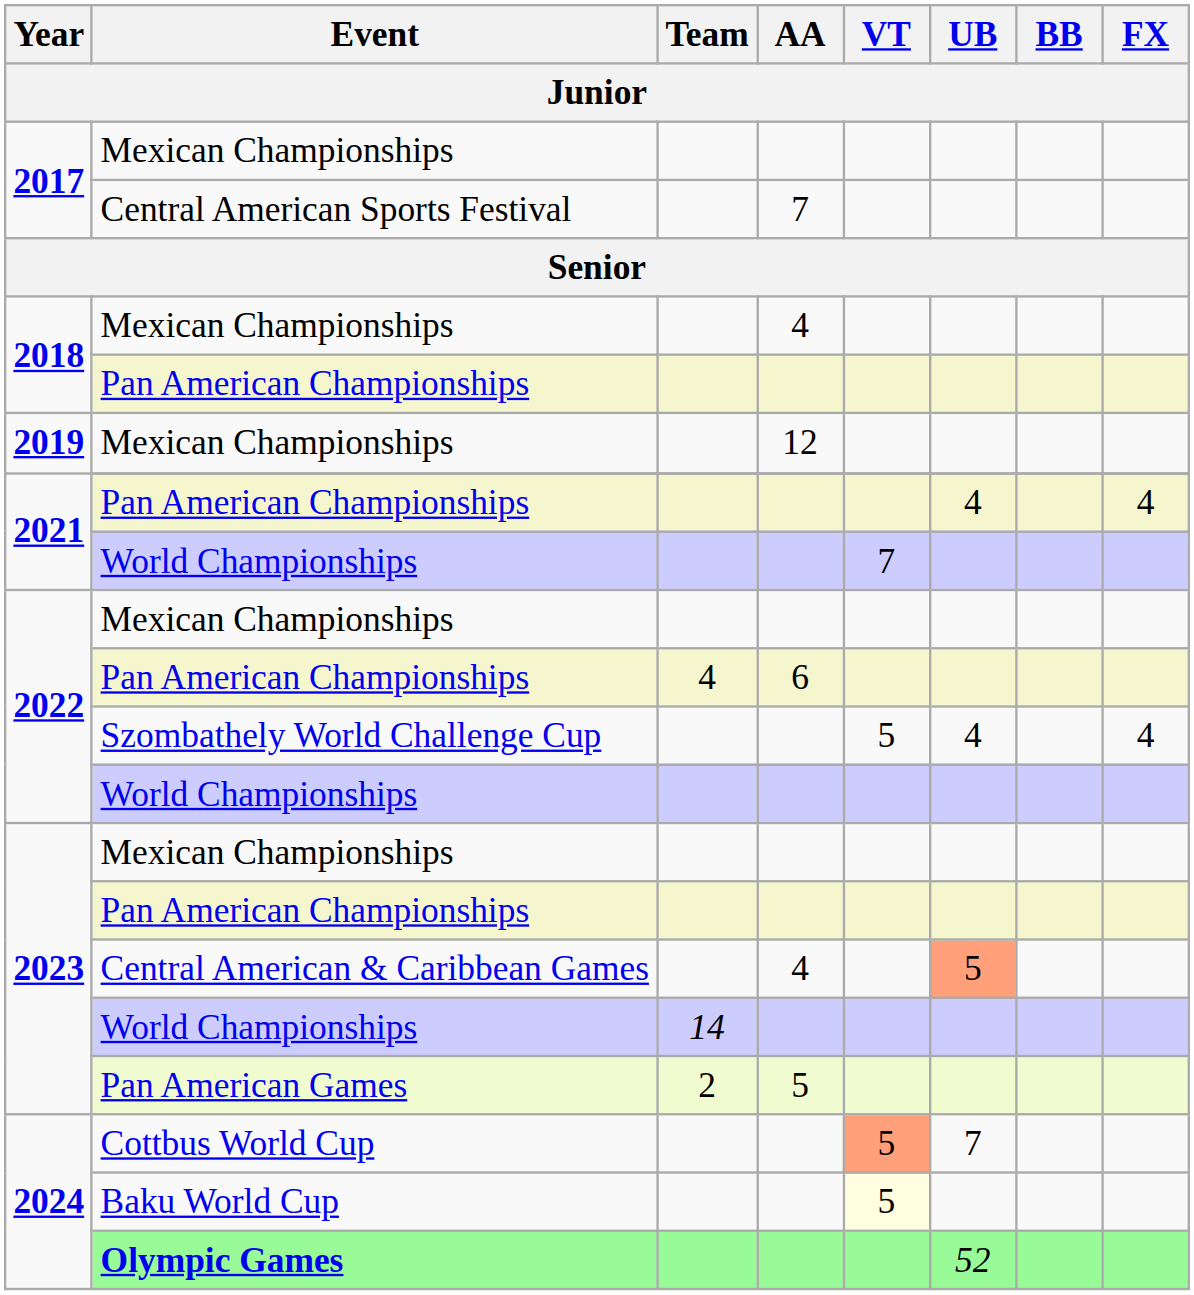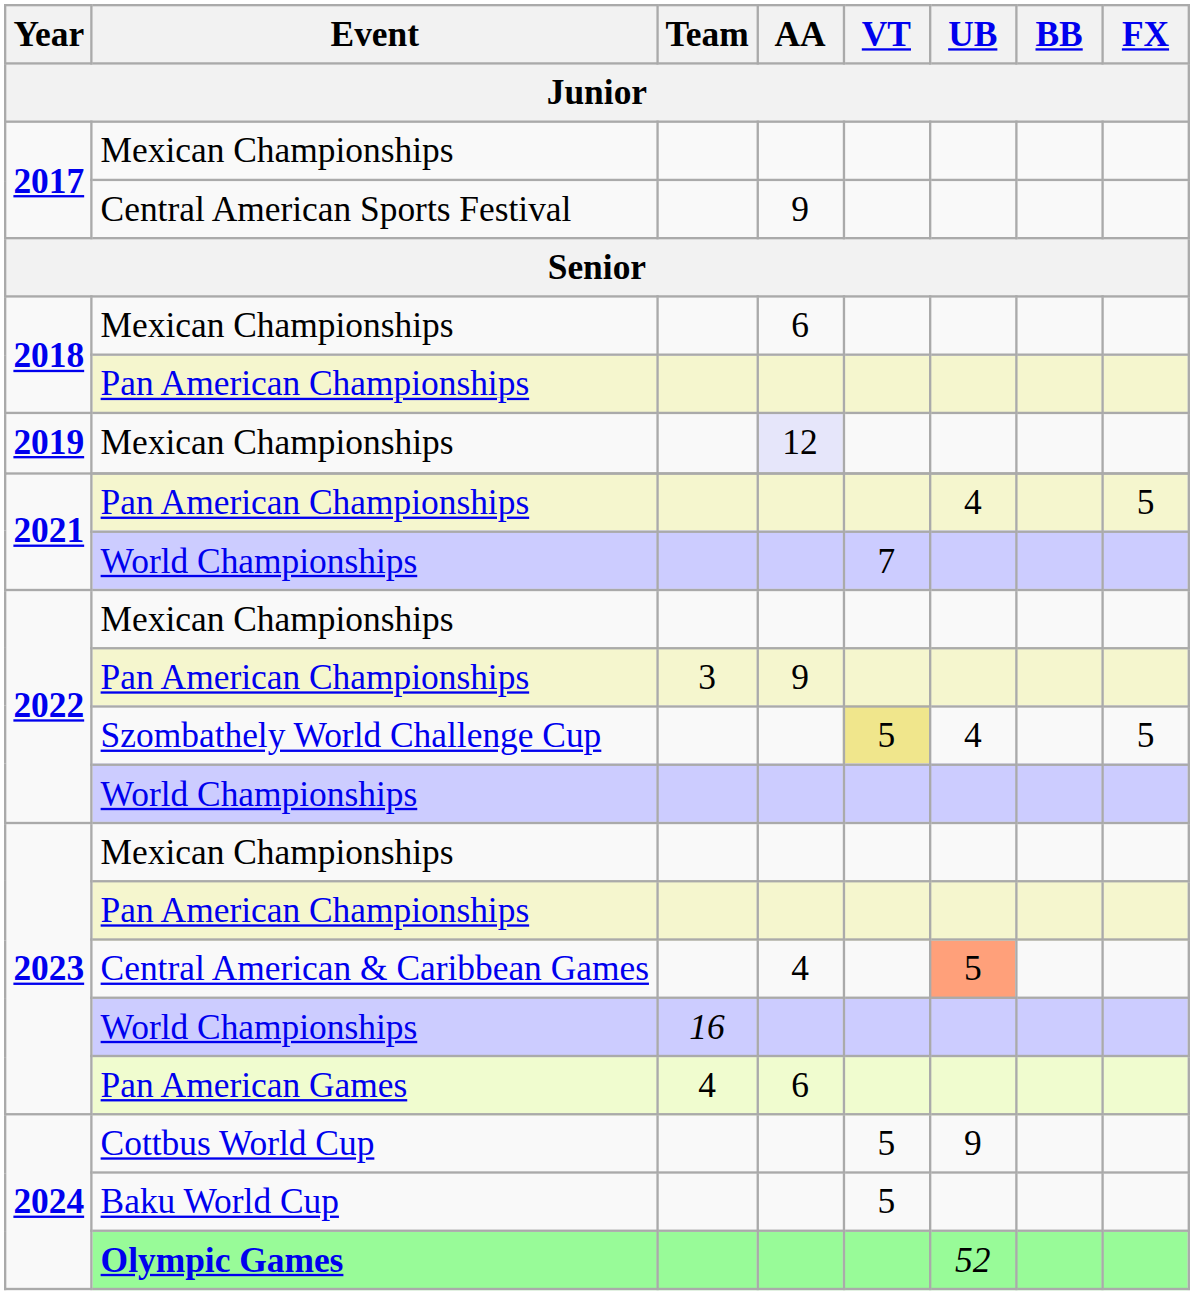(800, 209) 7 -> (800, 209) 9
(800, 325) 4 -> (800, 325) 6
(800, 442) no background -> (800, 442) lavender background
(1145, 501) 4 -> (1145, 501) 5
(707, 676) 4 -> (707, 676) 3
(800, 676) 6 -> (800, 676) 9
(886, 734) no background -> (886, 734) khaki background
(1145, 734) 4 -> (1145, 734) 5
(707, 1026) 14 -> (707, 1026) 16
(707, 1085) 2 -> (707, 1085) 4
(800, 1085) 5 -> (800, 1085) 6
(886, 1143) lightsalmon background -> (886, 1143) no background
(973, 1143) 7 -> (973, 1143) 9
(886, 1201) lightyellow background -> (886, 1201) no background
